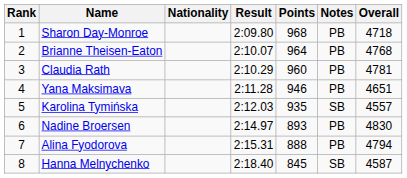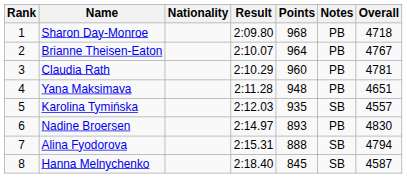(379, 51) 4768 -> (379, 51) 4767
(297, 88) 946 -> (297, 88) 948
(337, 145) PB -> (337, 145) SB
